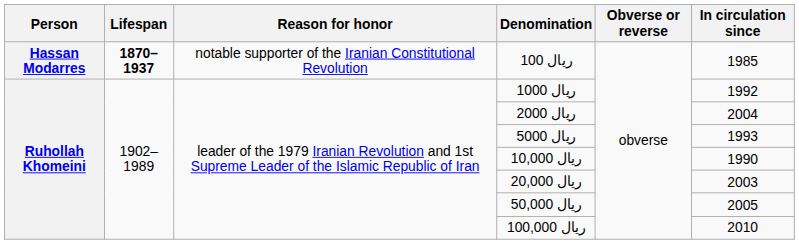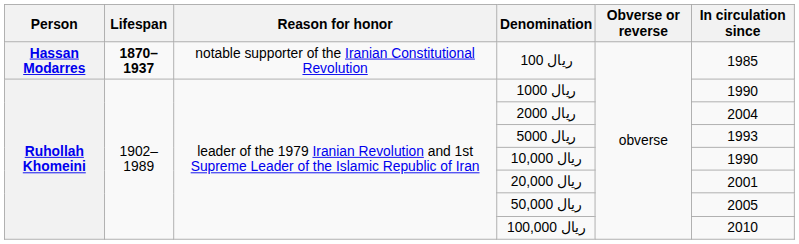(743, 91) 1992 -> (743, 91) 1990
(743, 182) 2003 -> (743, 182) 2001
